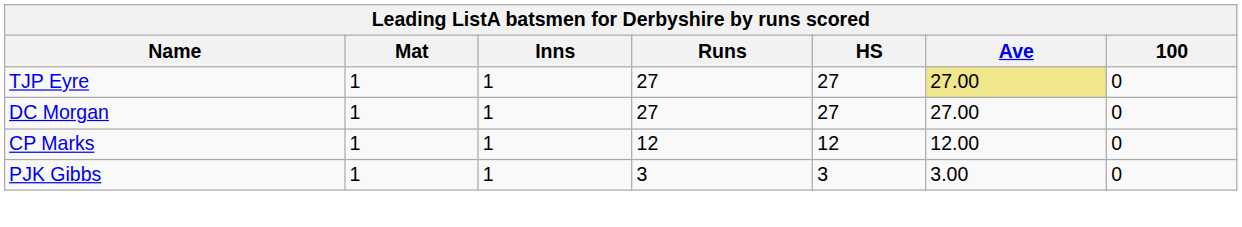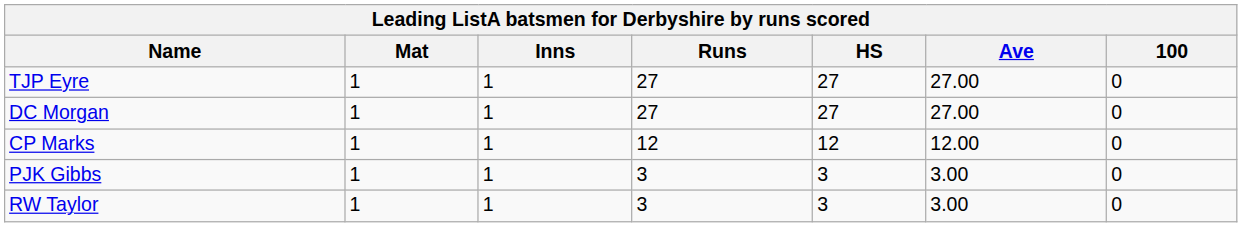(955, 81) khaki background -> (955, 81) no background
+ row: (54, 205)
